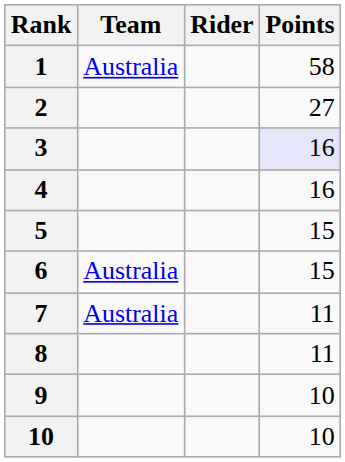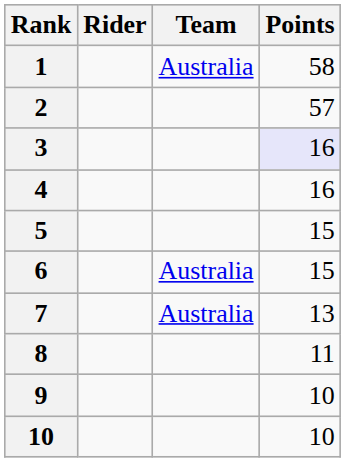columns swapped: (222, 25) <-> (131, 25)
(322, 107) 27 -> (322, 107) 57
(322, 312) 11 -> (322, 312) 13
